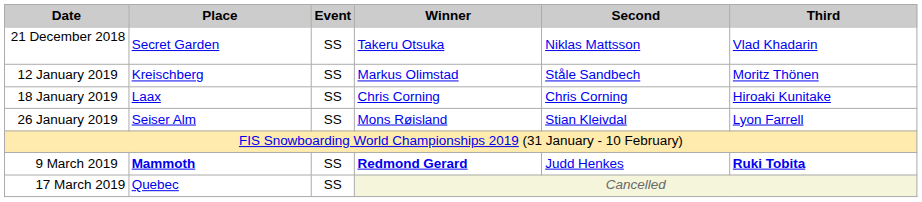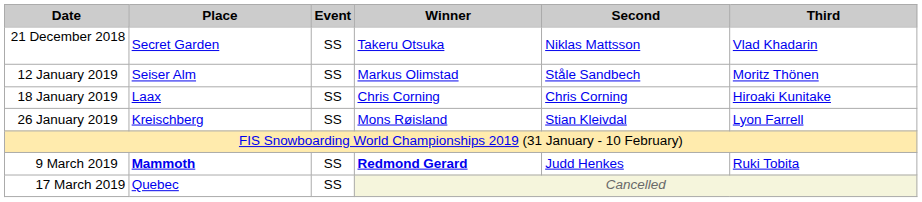(168, 75) Kreischberg -> (164, 75) Seiser Alm
(164, 119) Seiser Alm -> (168, 119) Kreischberg
(769, 163) bold -> (766, 163) normal
